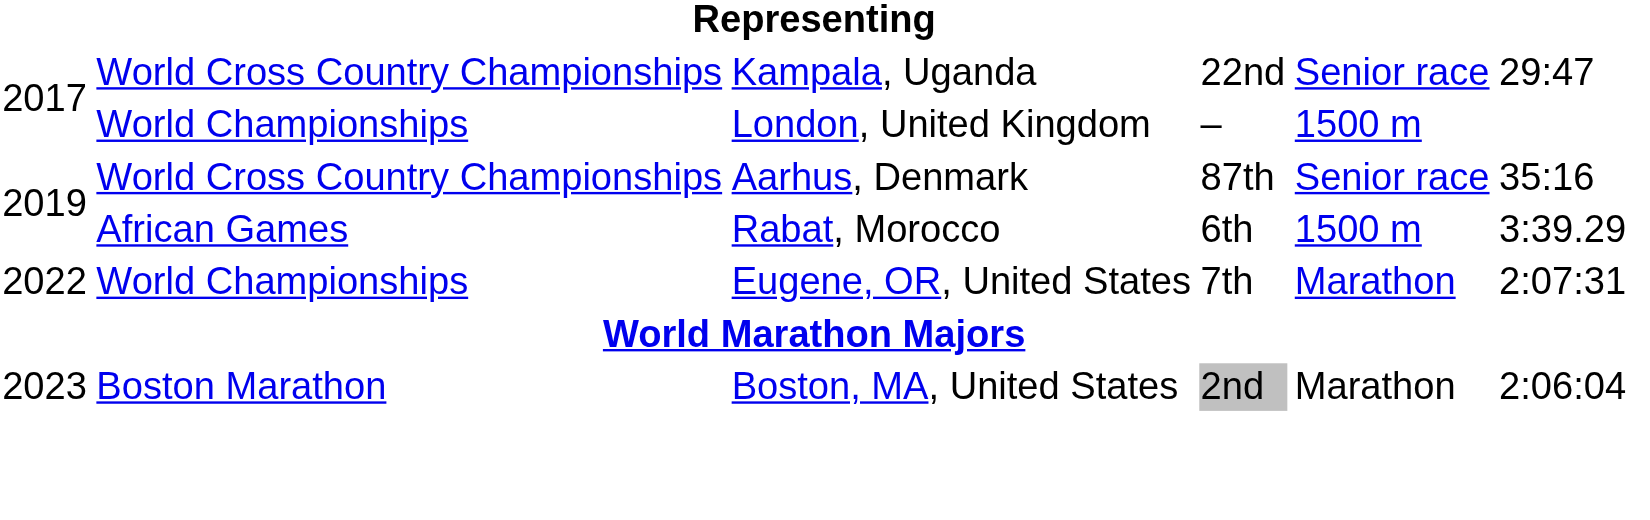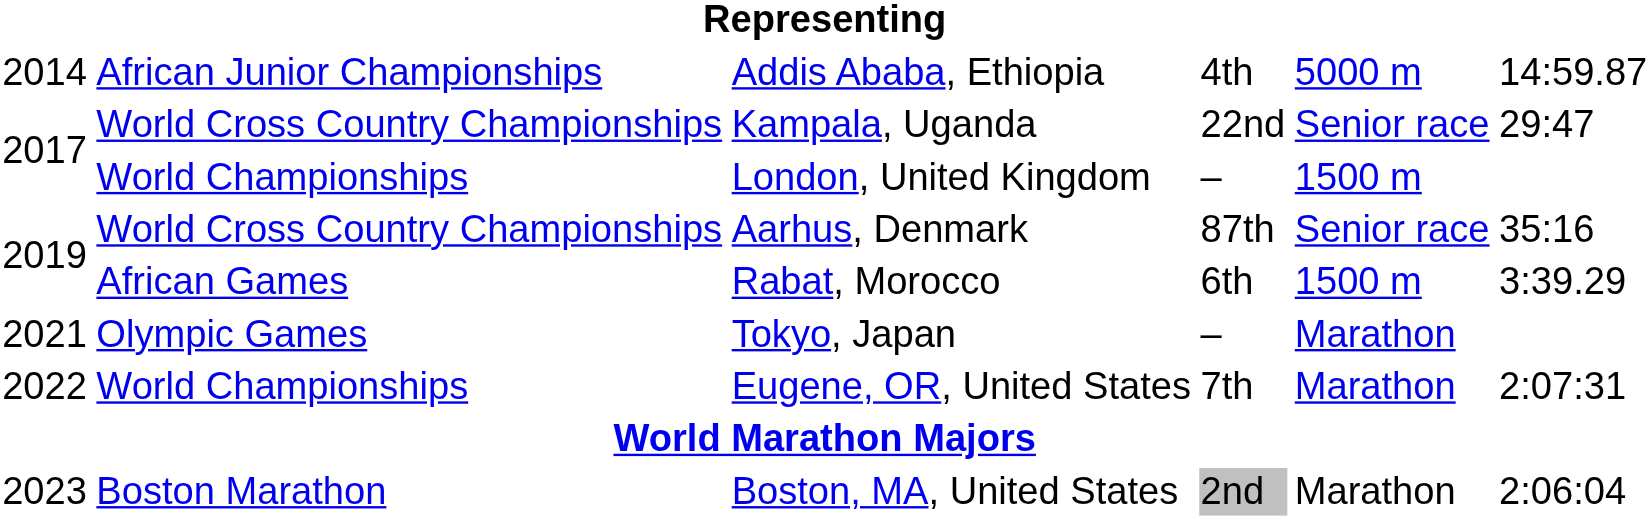+ row: (918, 72)
+ row: (844, 334)
